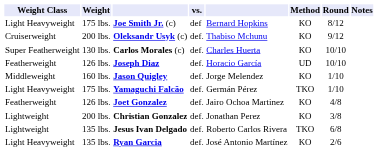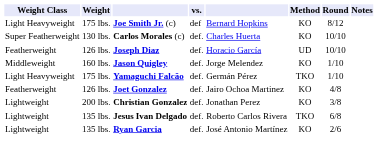- row: (150, 36)
(40, 142) Light Heavyweight -> (27, 129) Lightweight
